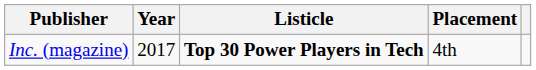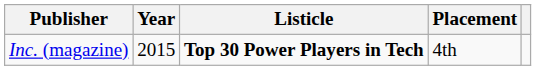(156, 49) 2017 -> (156, 49) 2015
